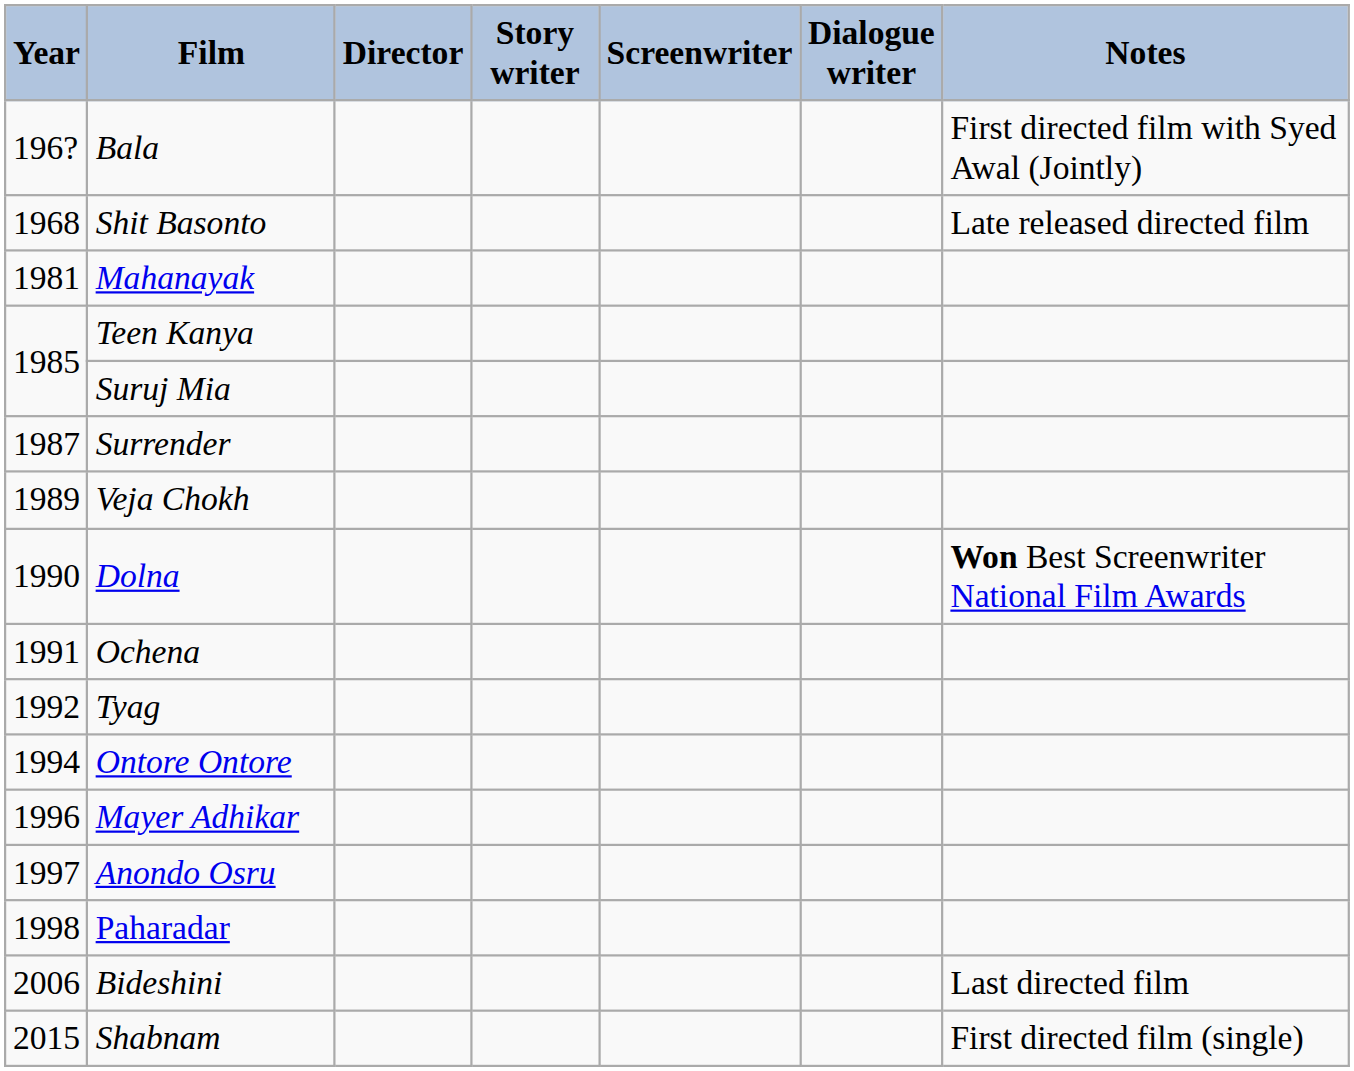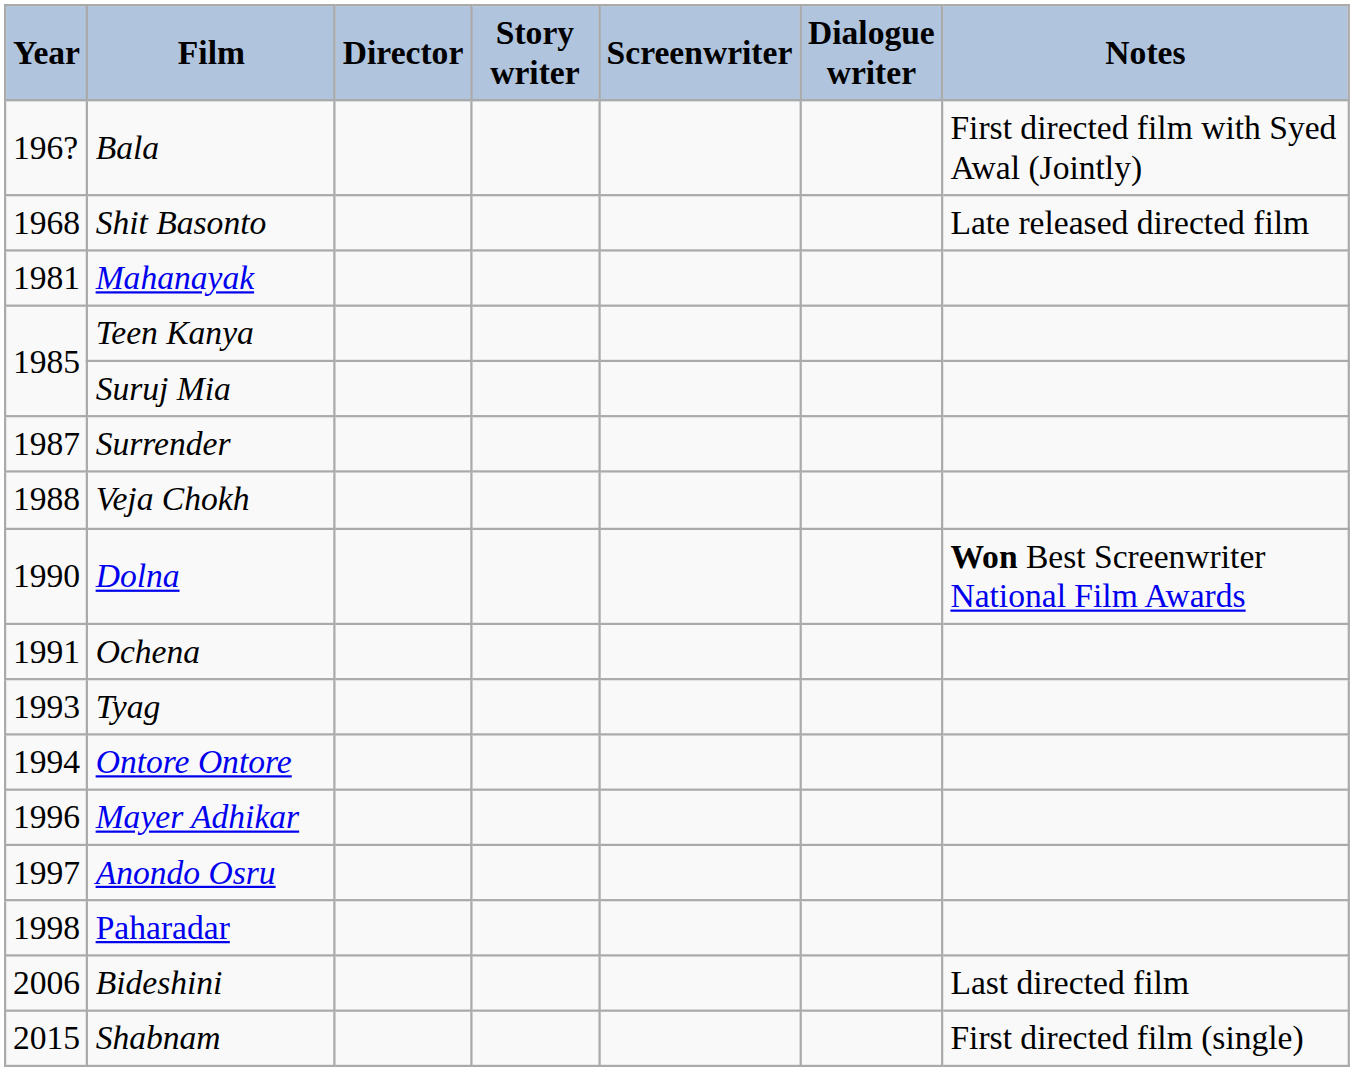(46, 499) 1989 -> (46, 499) 1988
(46, 705) 1992 -> (46, 705) 1993
